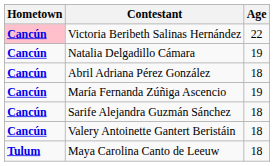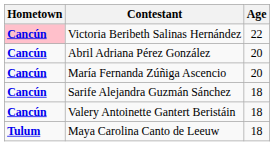- row: (131, 53)
(257, 73) 18 -> (257, 53) 20
(257, 92) 19 -> (257, 73) 20
